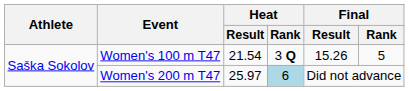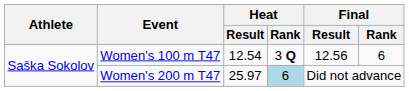(245, 55) 21.54 -> (245, 55) 12.54
(331, 55) 15.26 -> (331, 55) 12.56
(381, 55) 5 -> (381, 55) 6
